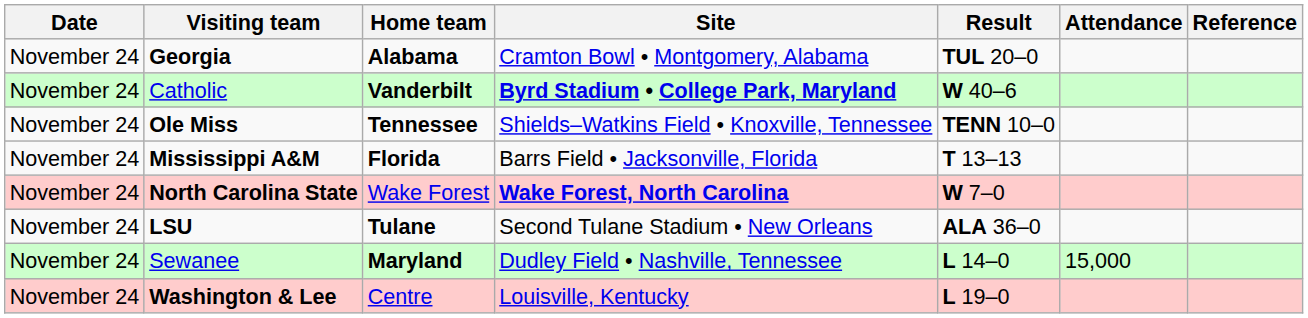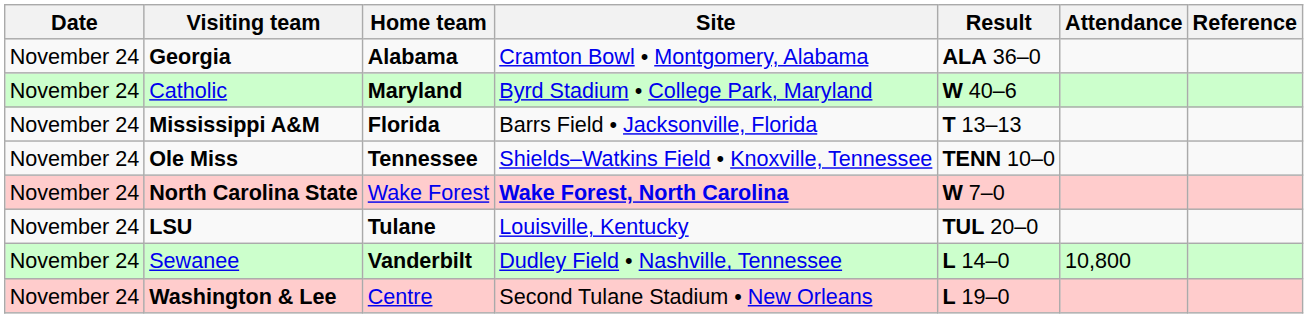(990, 56) TUL 20–0 -> (992, 56) ALA 36–0
(420, 90) Vanderbilt -> (415, 90) Maryland
(698, 90) bold -> (686, 90) normal
rows swapped: (235, 159) <-> (194, 124)
(686, 227) Second Tulane Stadium • New Orleans -> (594, 227) Louisville, Kentucky
(992, 227) ALA 36–0 -> (990, 227) TUL 20–0
(415, 261) Maryland -> (420, 261) Vanderbilt
(1098, 261) 15,000 -> (1098, 261) 10,800
(594, 295) Louisville, Kentucky -> (686, 295) Second Tulane Stadium • New Orleans
